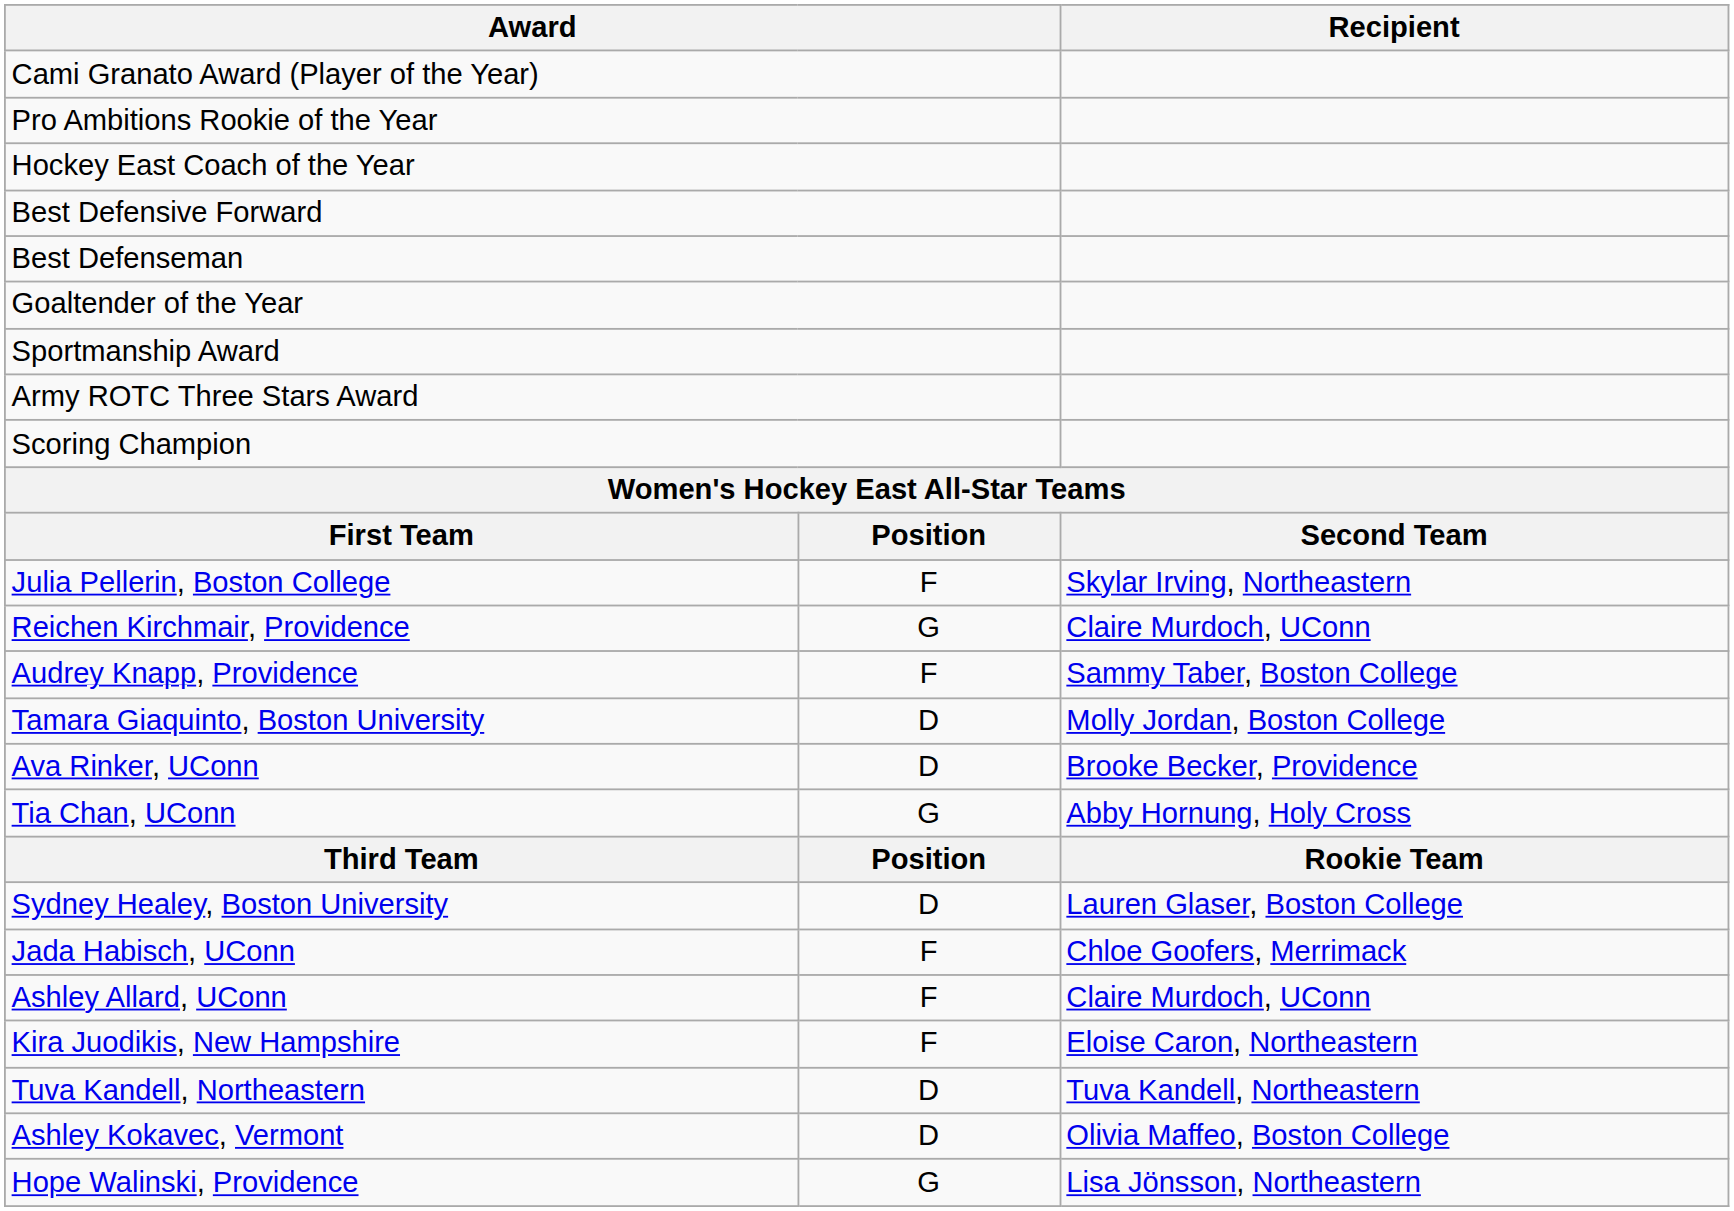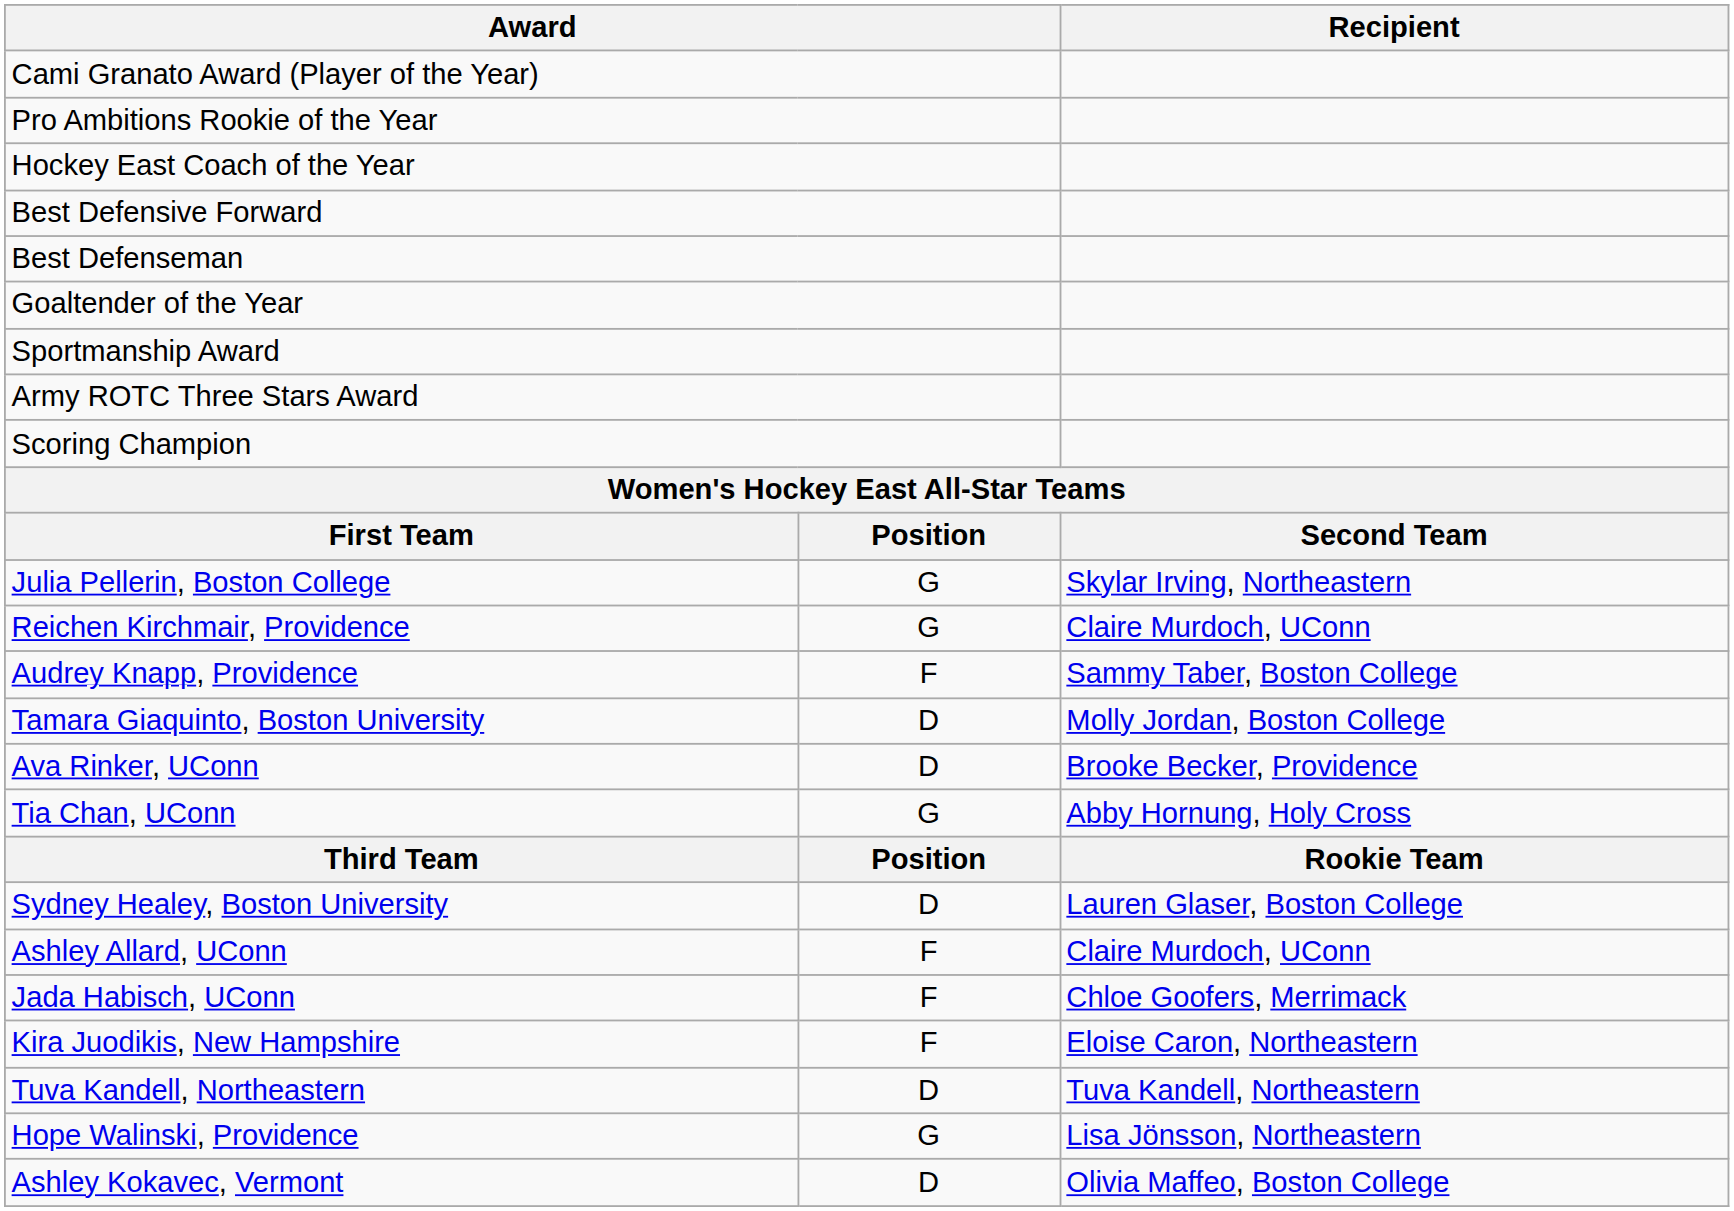(929, 581) F -> (929, 581) G
rows swapped: (149, 997) <-> (153, 951)
rows swapped: (178, 1135) <-> (185, 1182)
